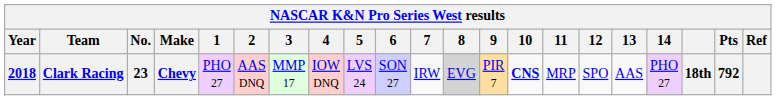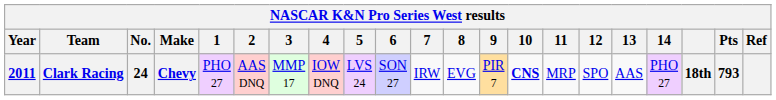(22, 74) 2018 -> (22, 74) 2011
(141, 74) 23 -> (141, 74) 24
(461, 74) lightgrey background -> (461, 74) no background
(729, 74) 792 -> (729, 74) 793
